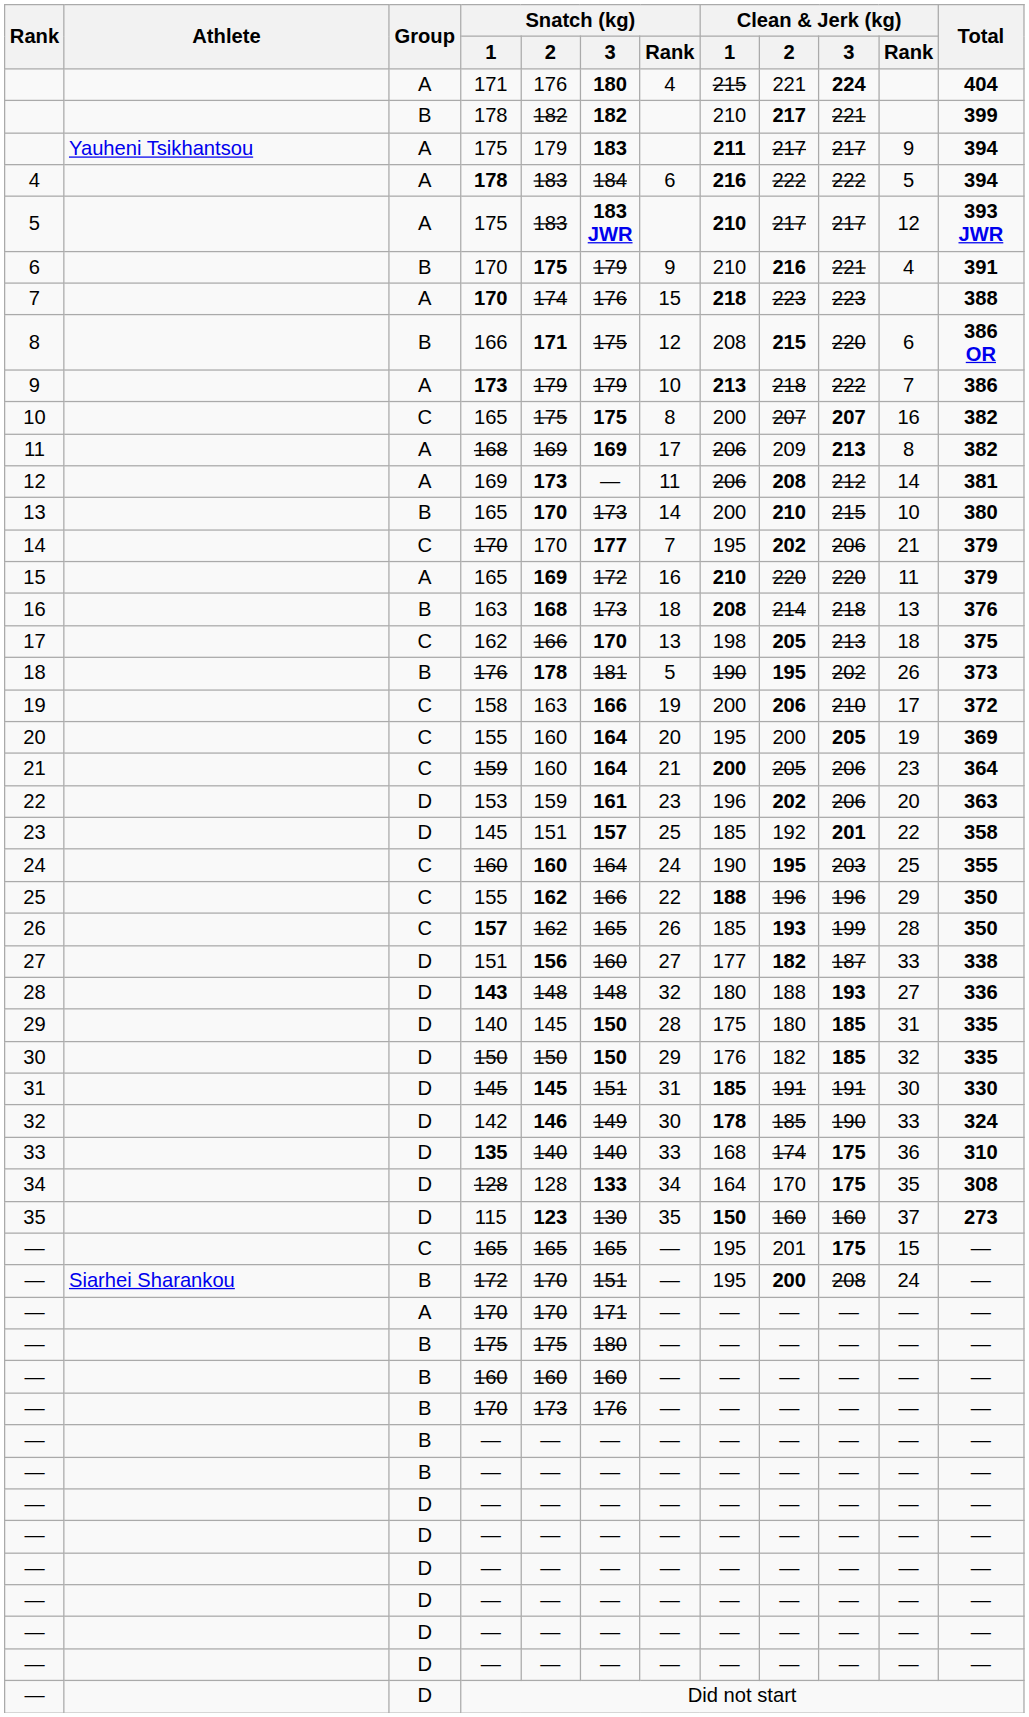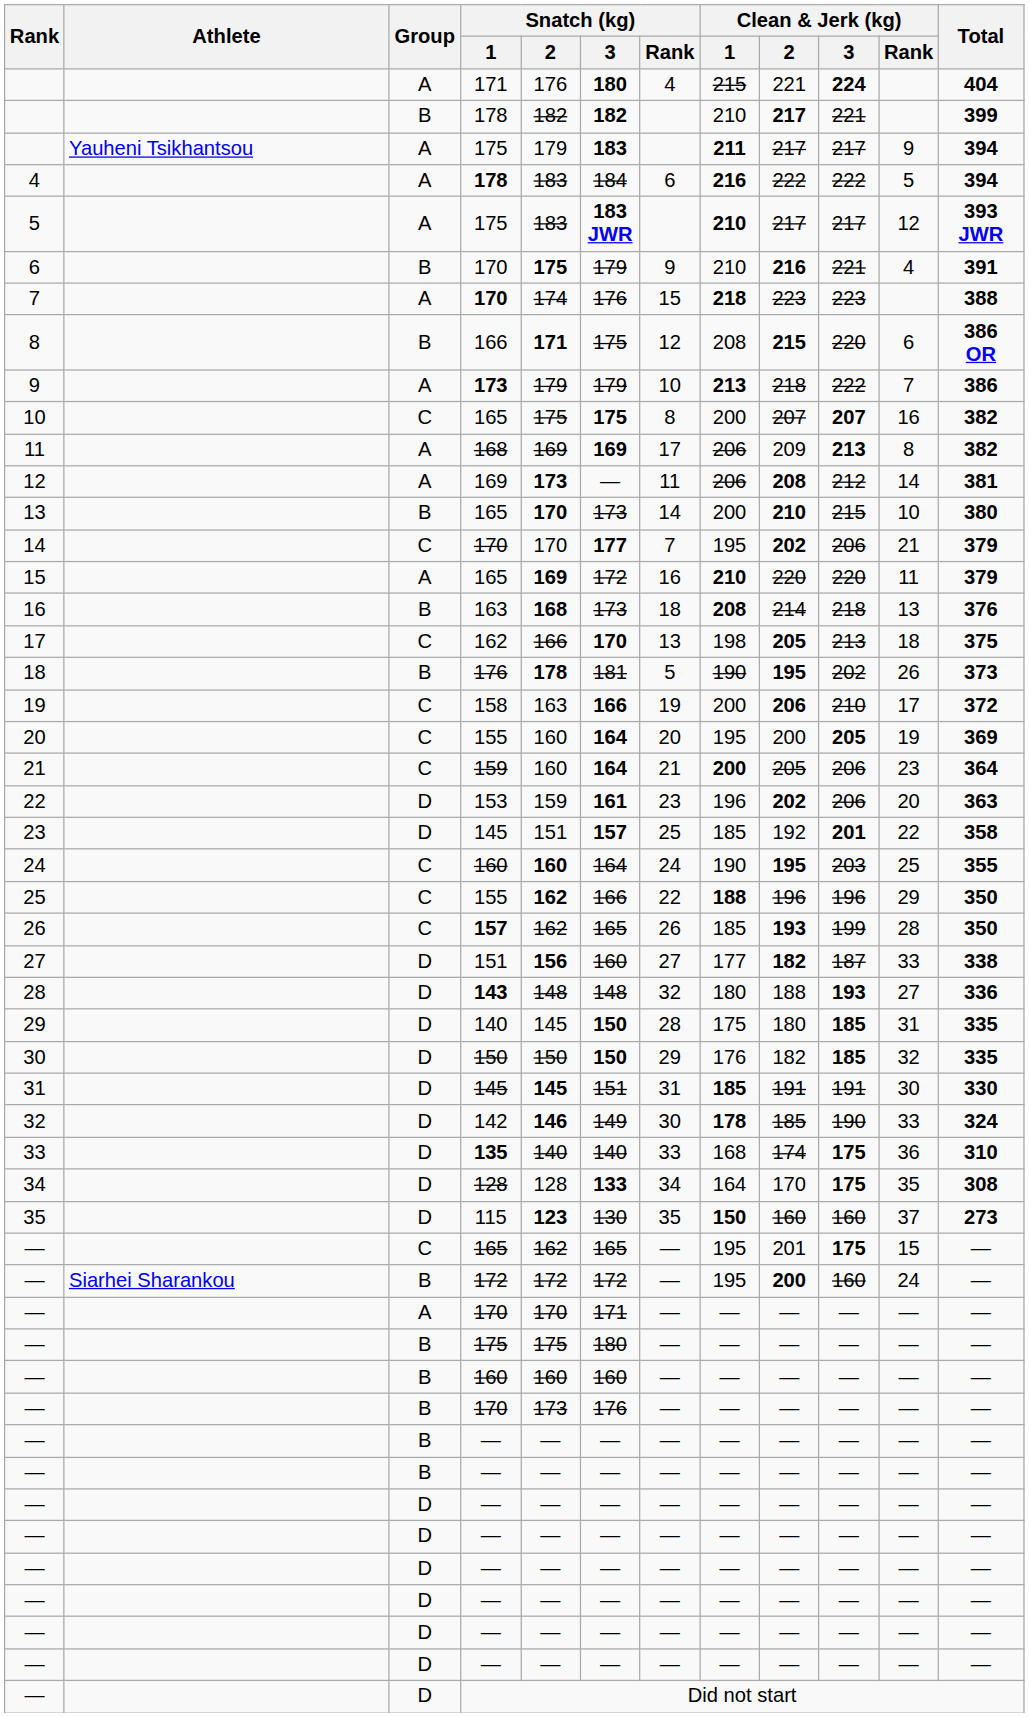(550, 1248) 165 -> (550, 1248) 162
(550, 1280) 170 -> (550, 1280) 172
(610, 1280) 151 -> (610, 1280) 172
(849, 1280) 208 -> (849, 1280) 160
